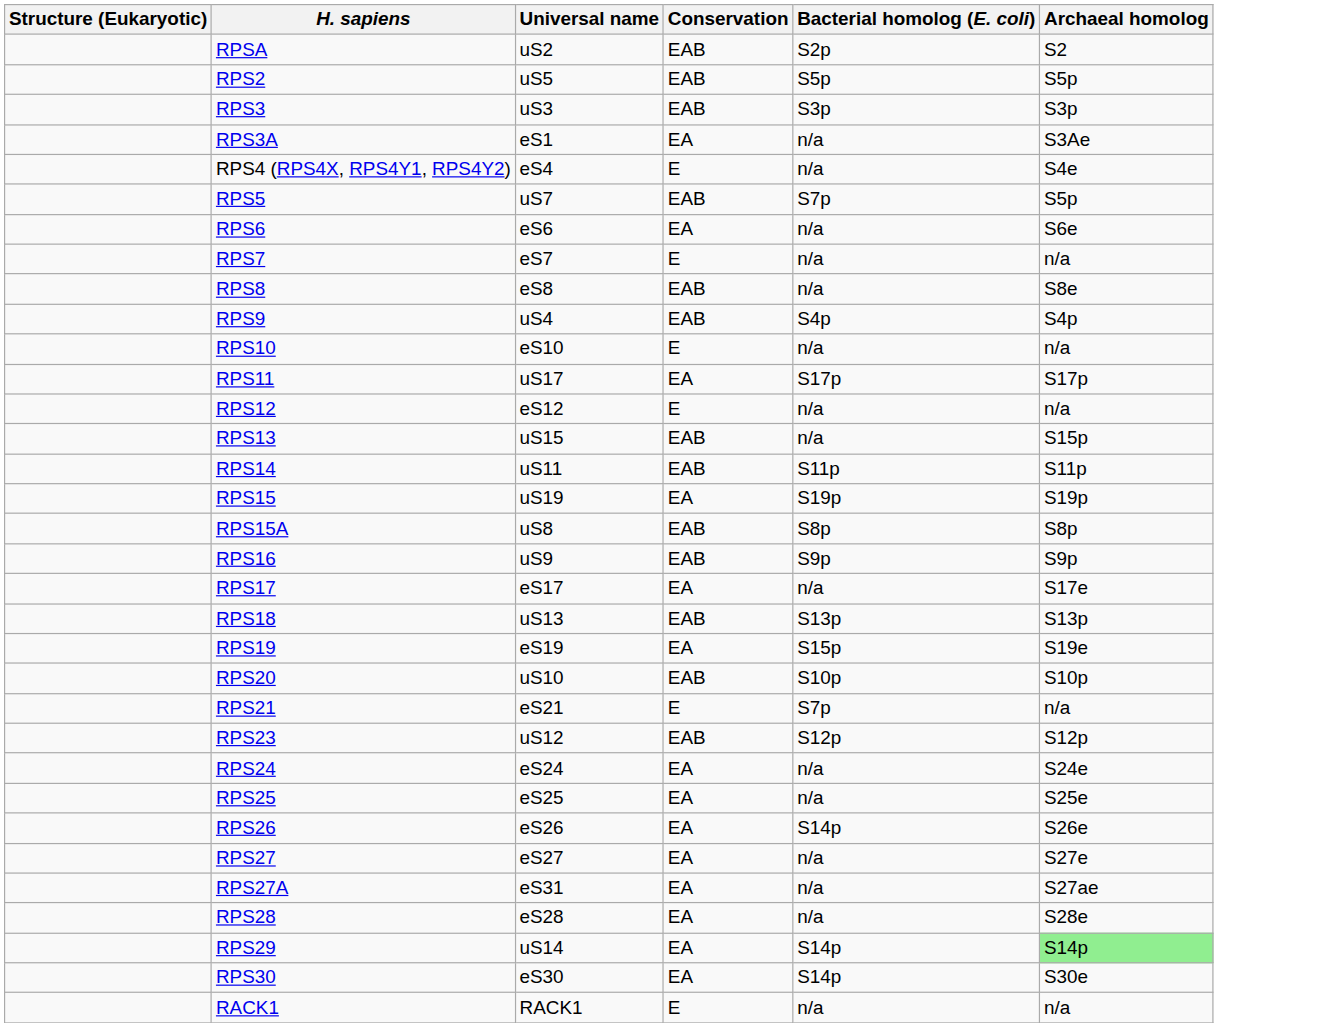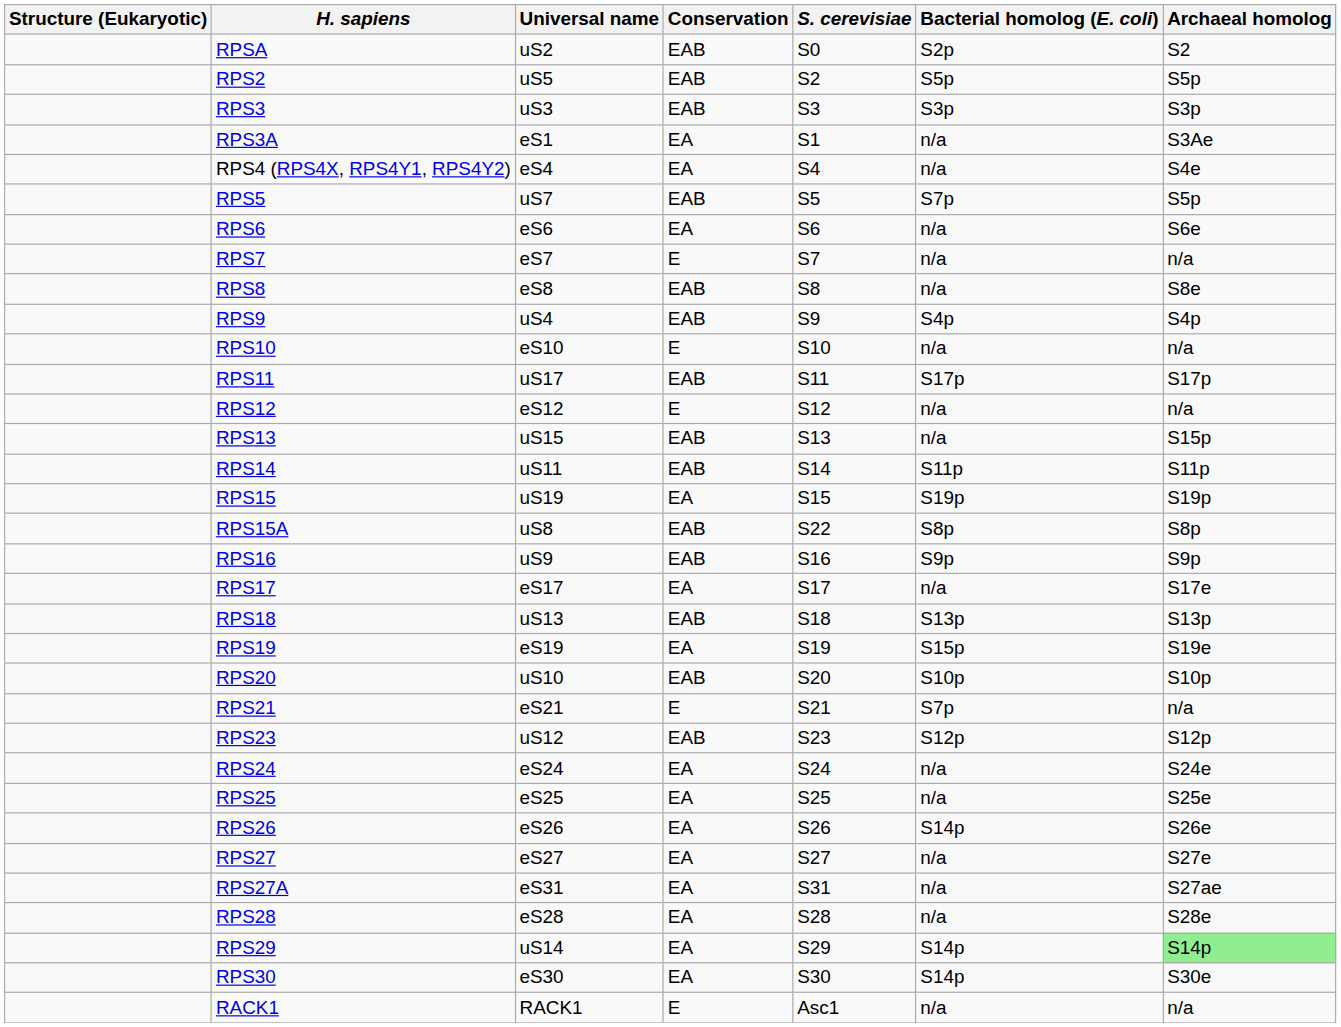+ column: (854, 19)
(674, 169) E -> (680, 169) EA
(680, 378) EA -> (687, 378) EAB
